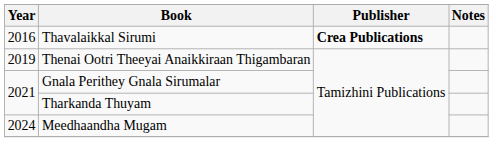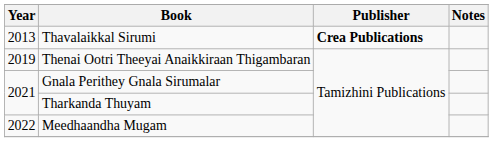(22, 37) 2016 -> (22, 37) 2013
(22, 125) 2024 -> (22, 125) 2022
